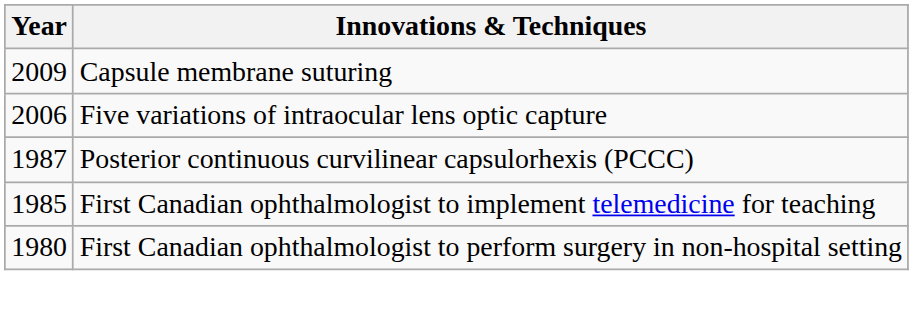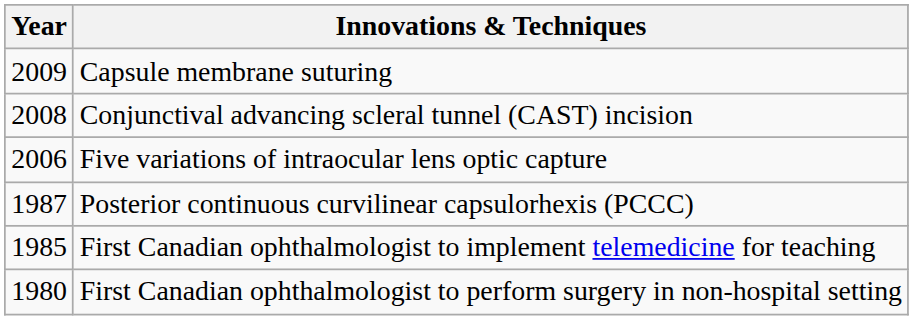+ row: (386, 114)
